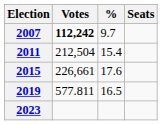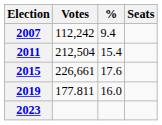(75, 33) bold -> (75, 33) normal
(108, 33) 9.7 -> (108, 33) 9.4
(75, 91) 577.811 -> (75, 91) 177.811
(111, 91) 16.5 -> (111, 91) 16.0
